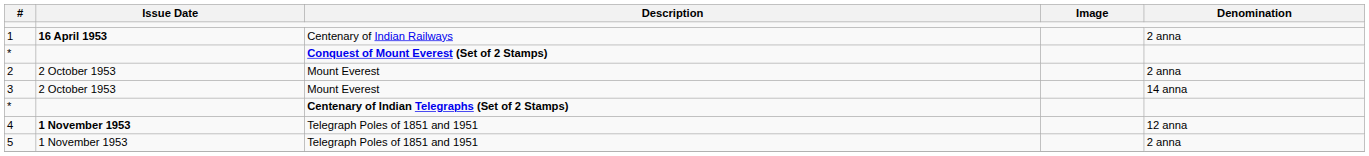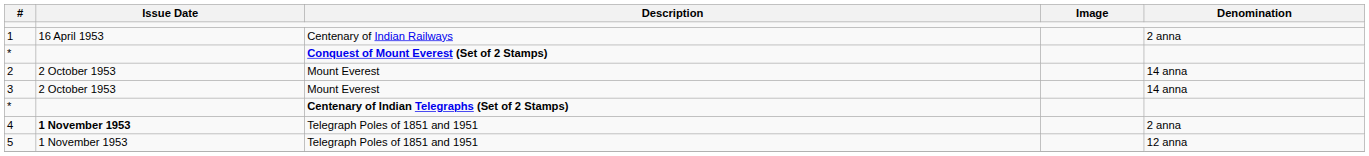(73, 36) bold -> (71, 36) normal
(1164, 71) 2 anna -> (1167, 71) 14 anna
(1167, 125) 12 anna -> (1164, 125) 2 anna
(1164, 142) 2 anna -> (1167, 142) 12 anna
